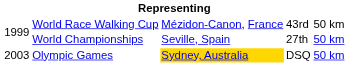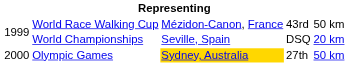(297, 39) 27th -> (298, 39) DSQ
(329, 39) 50 km -> (329, 39) 20 km
(17, 55) 2003 -> (17, 55) 2000
(298, 55) DSQ -> (297, 55) 27th
